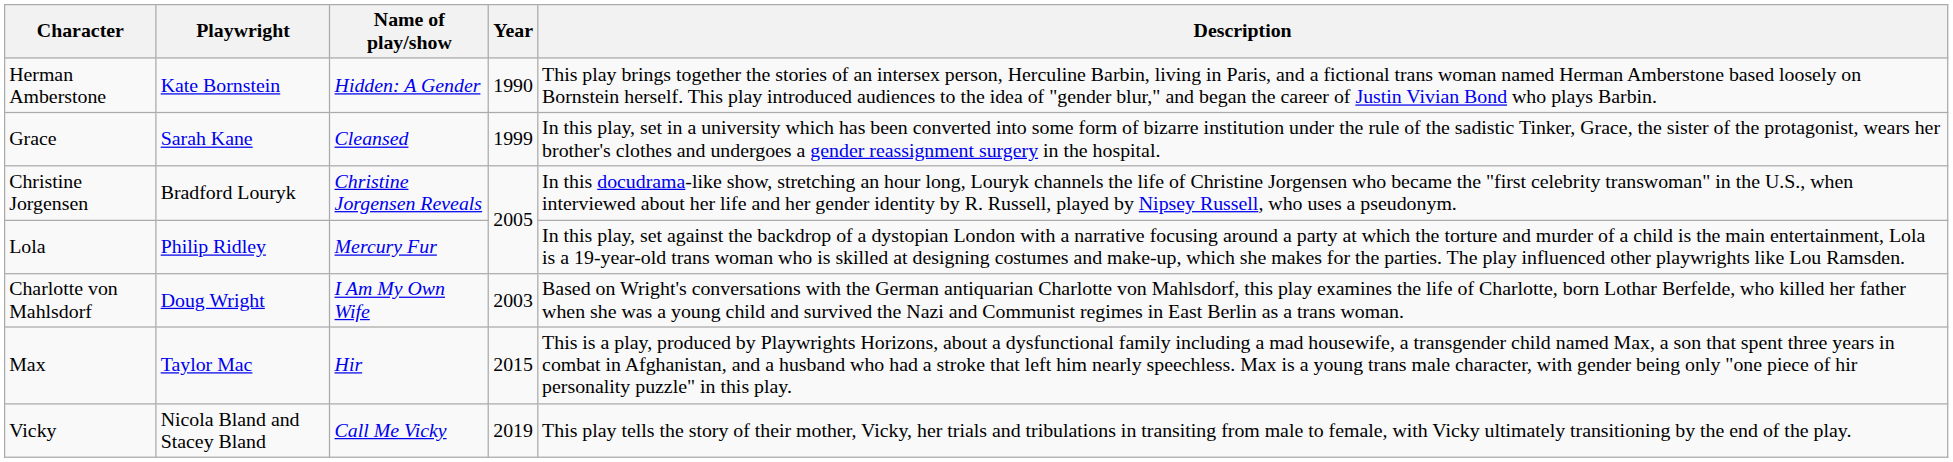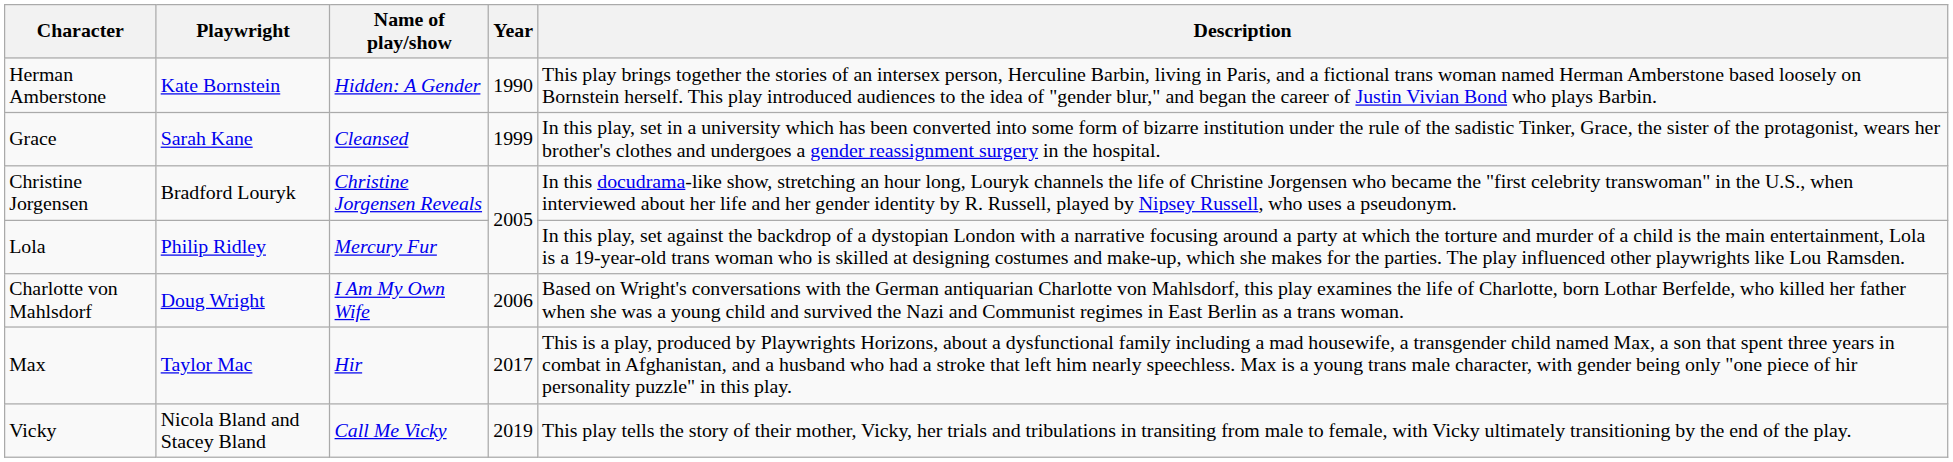(513, 300) 2003 -> (513, 300) 2006
(513, 365) 2015 -> (513, 365) 2017
